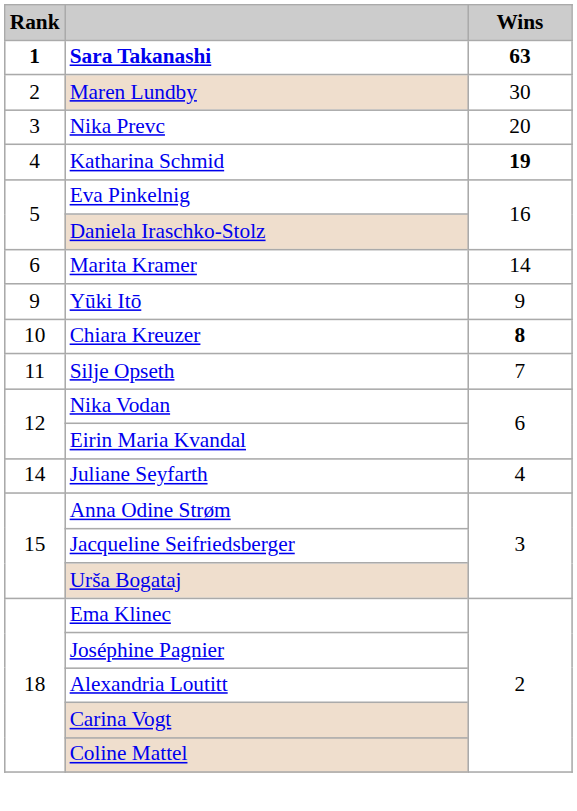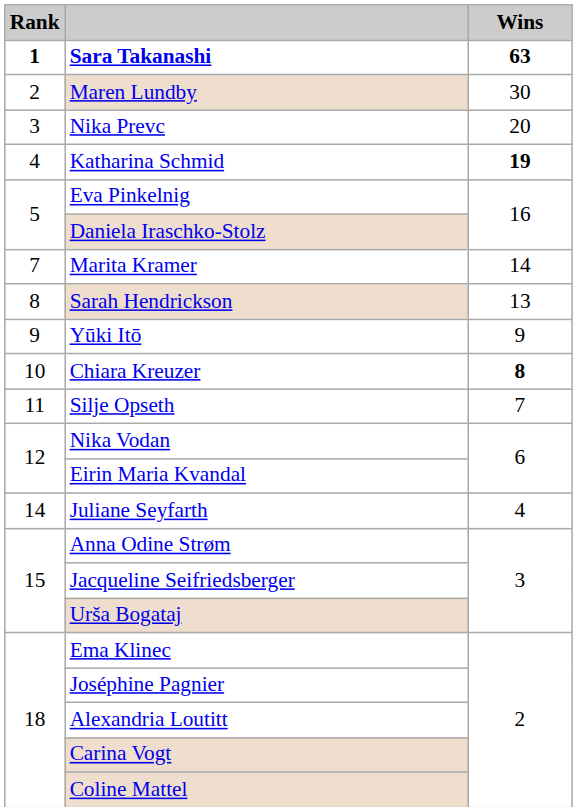(35, 265) 6 -> (35, 265) 7
+ row: (151, 300)
